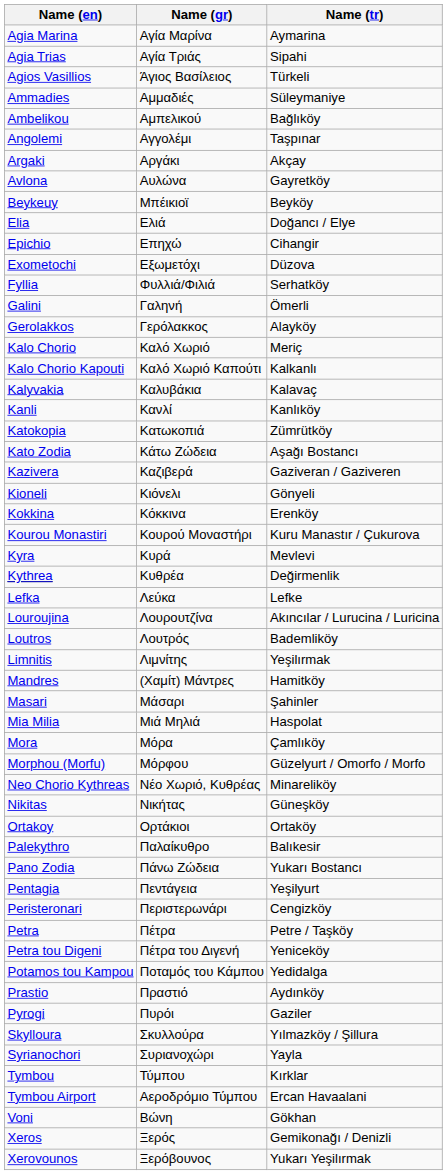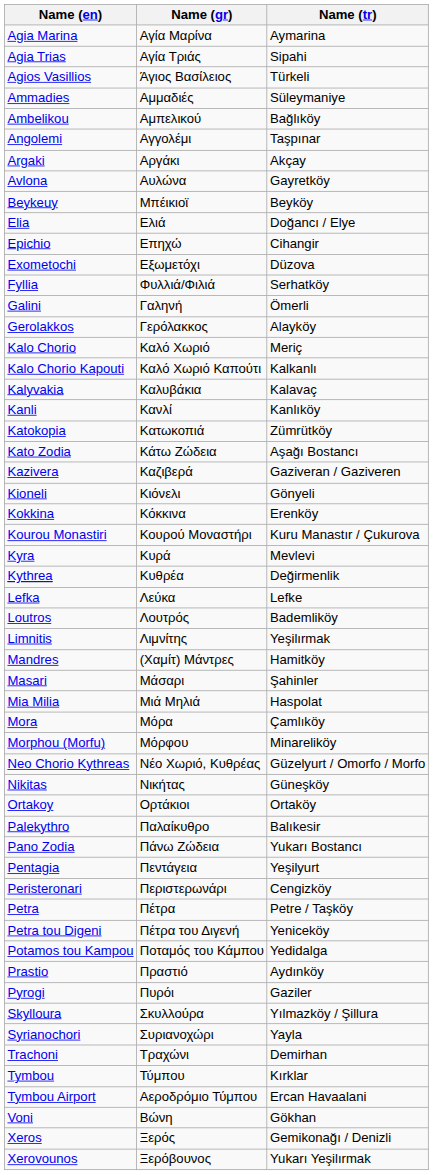- row: (38, 618)
(348, 763) Güzelyurt / Omorfo / Morfo -> (303, 743) Minareliköy
(303, 784) Minareliköy -> (348, 763) Güzelyurt / Omorfo / Morfo
+ row: (33, 1055)
